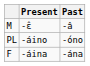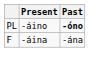- row: (26, 26)
(72, 40) normal -> (72, 26) bold
